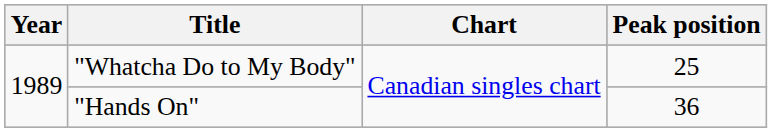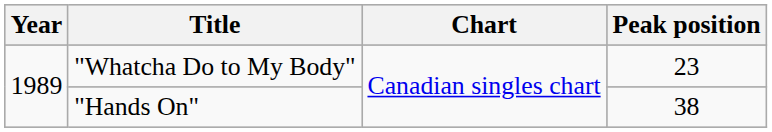(687, 65) 25 -> (687, 65) 23
(687, 106) 36 -> (687, 106) 38
